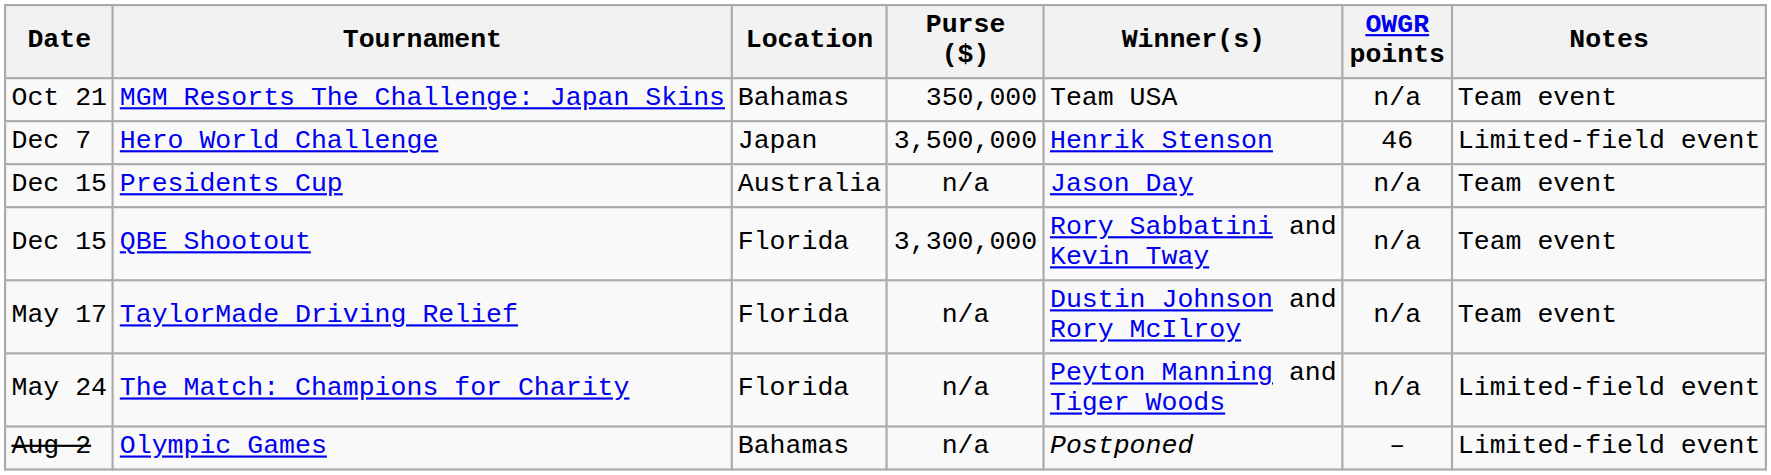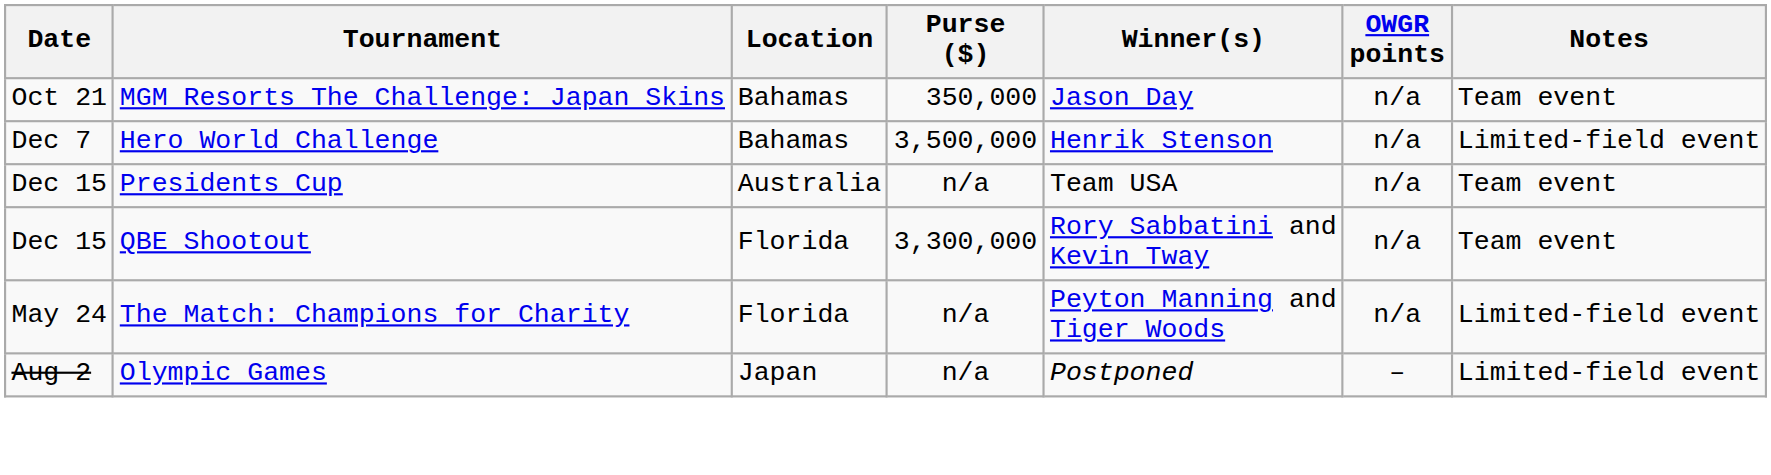(1114, 100) Team USA -> (1122, 100) Jason Day
(778, 143) Japan -> (794, 143) Bahamas
(1397, 143) 46 -> (1397, 143) n/a
(1122, 186) Jason Day -> (1114, 186) Team USA
- row: (319, 316)
(794, 447) Bahamas -> (778, 374) Japan
